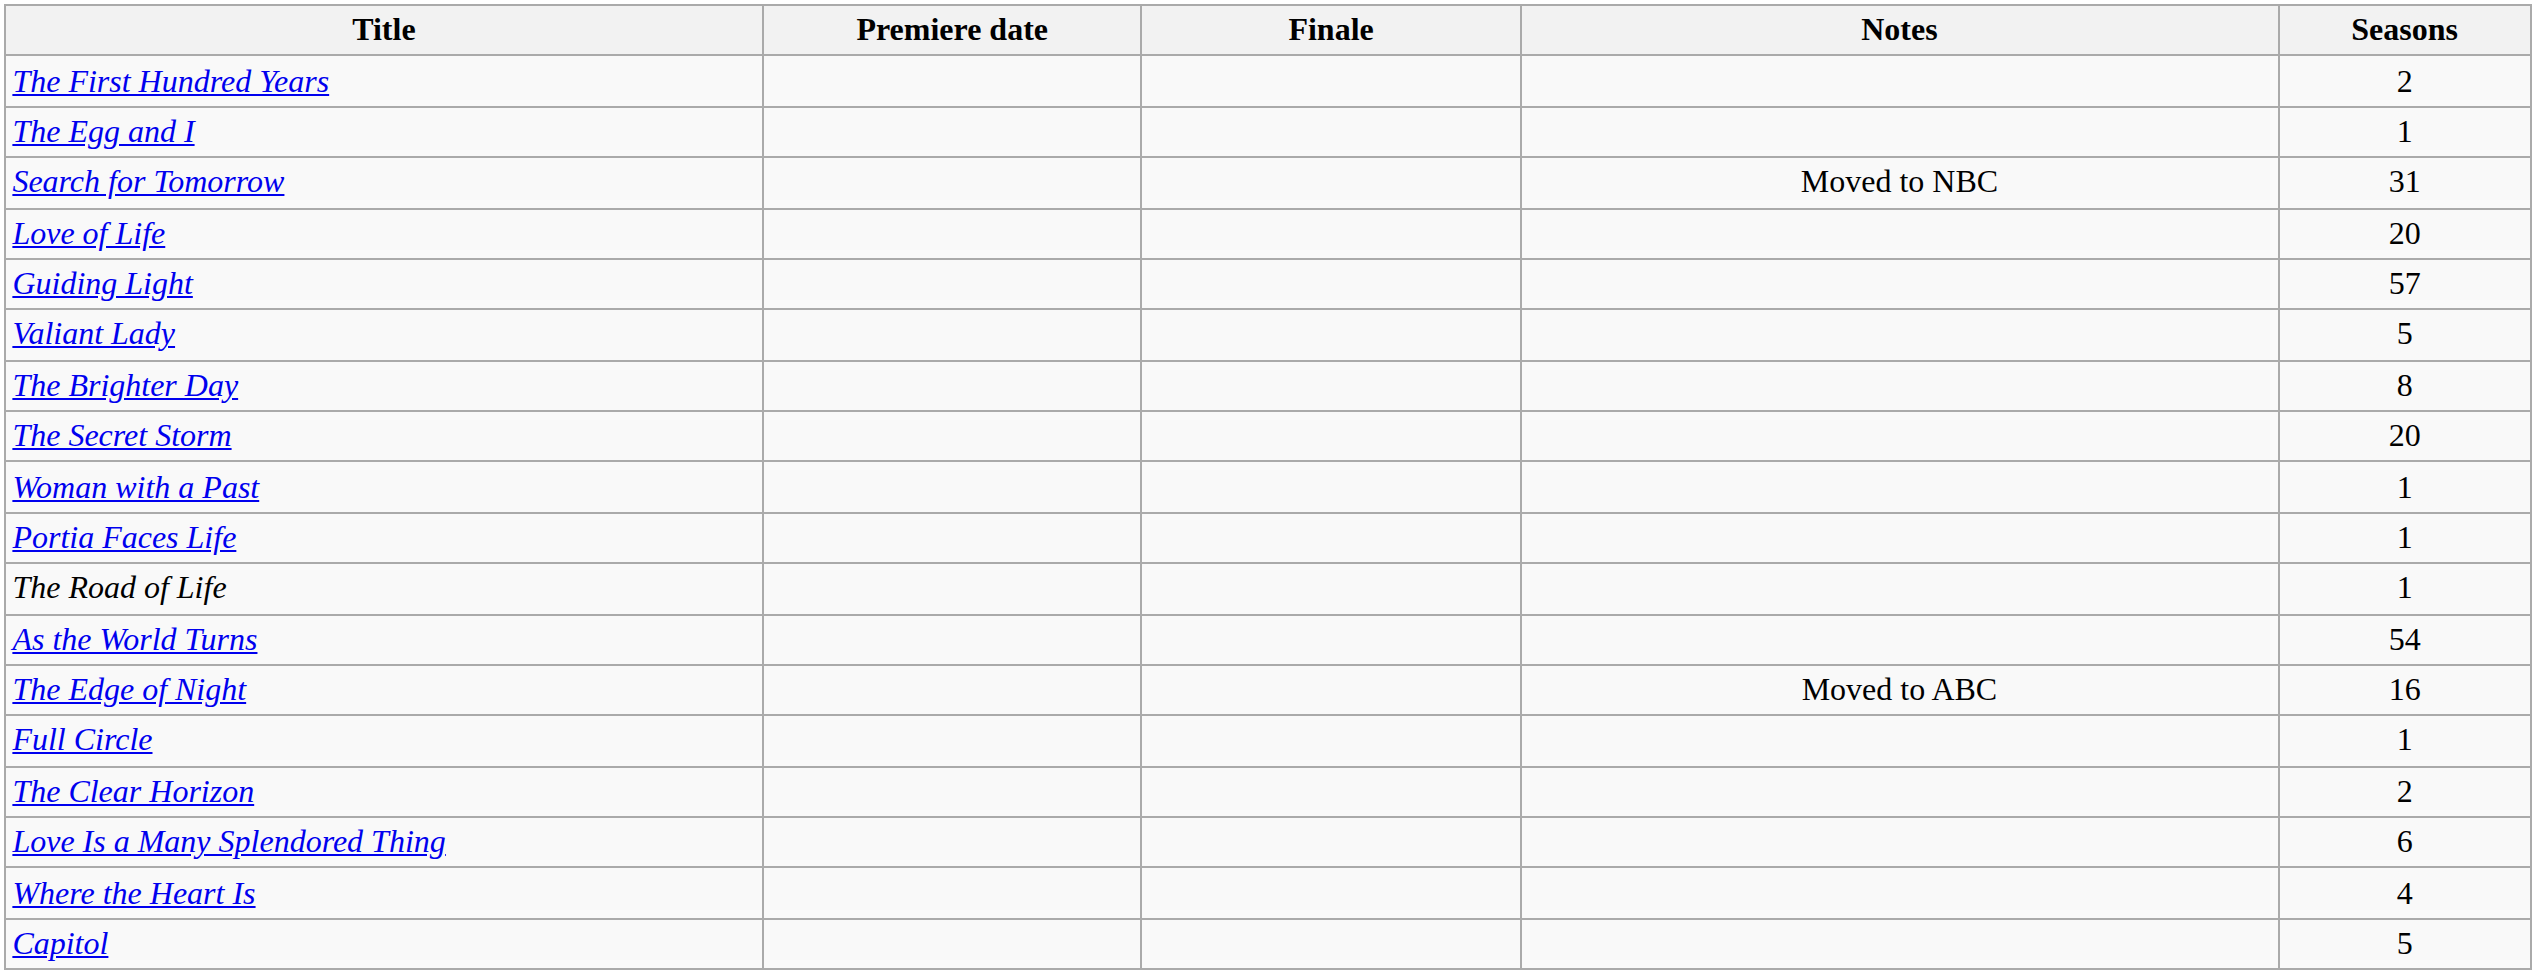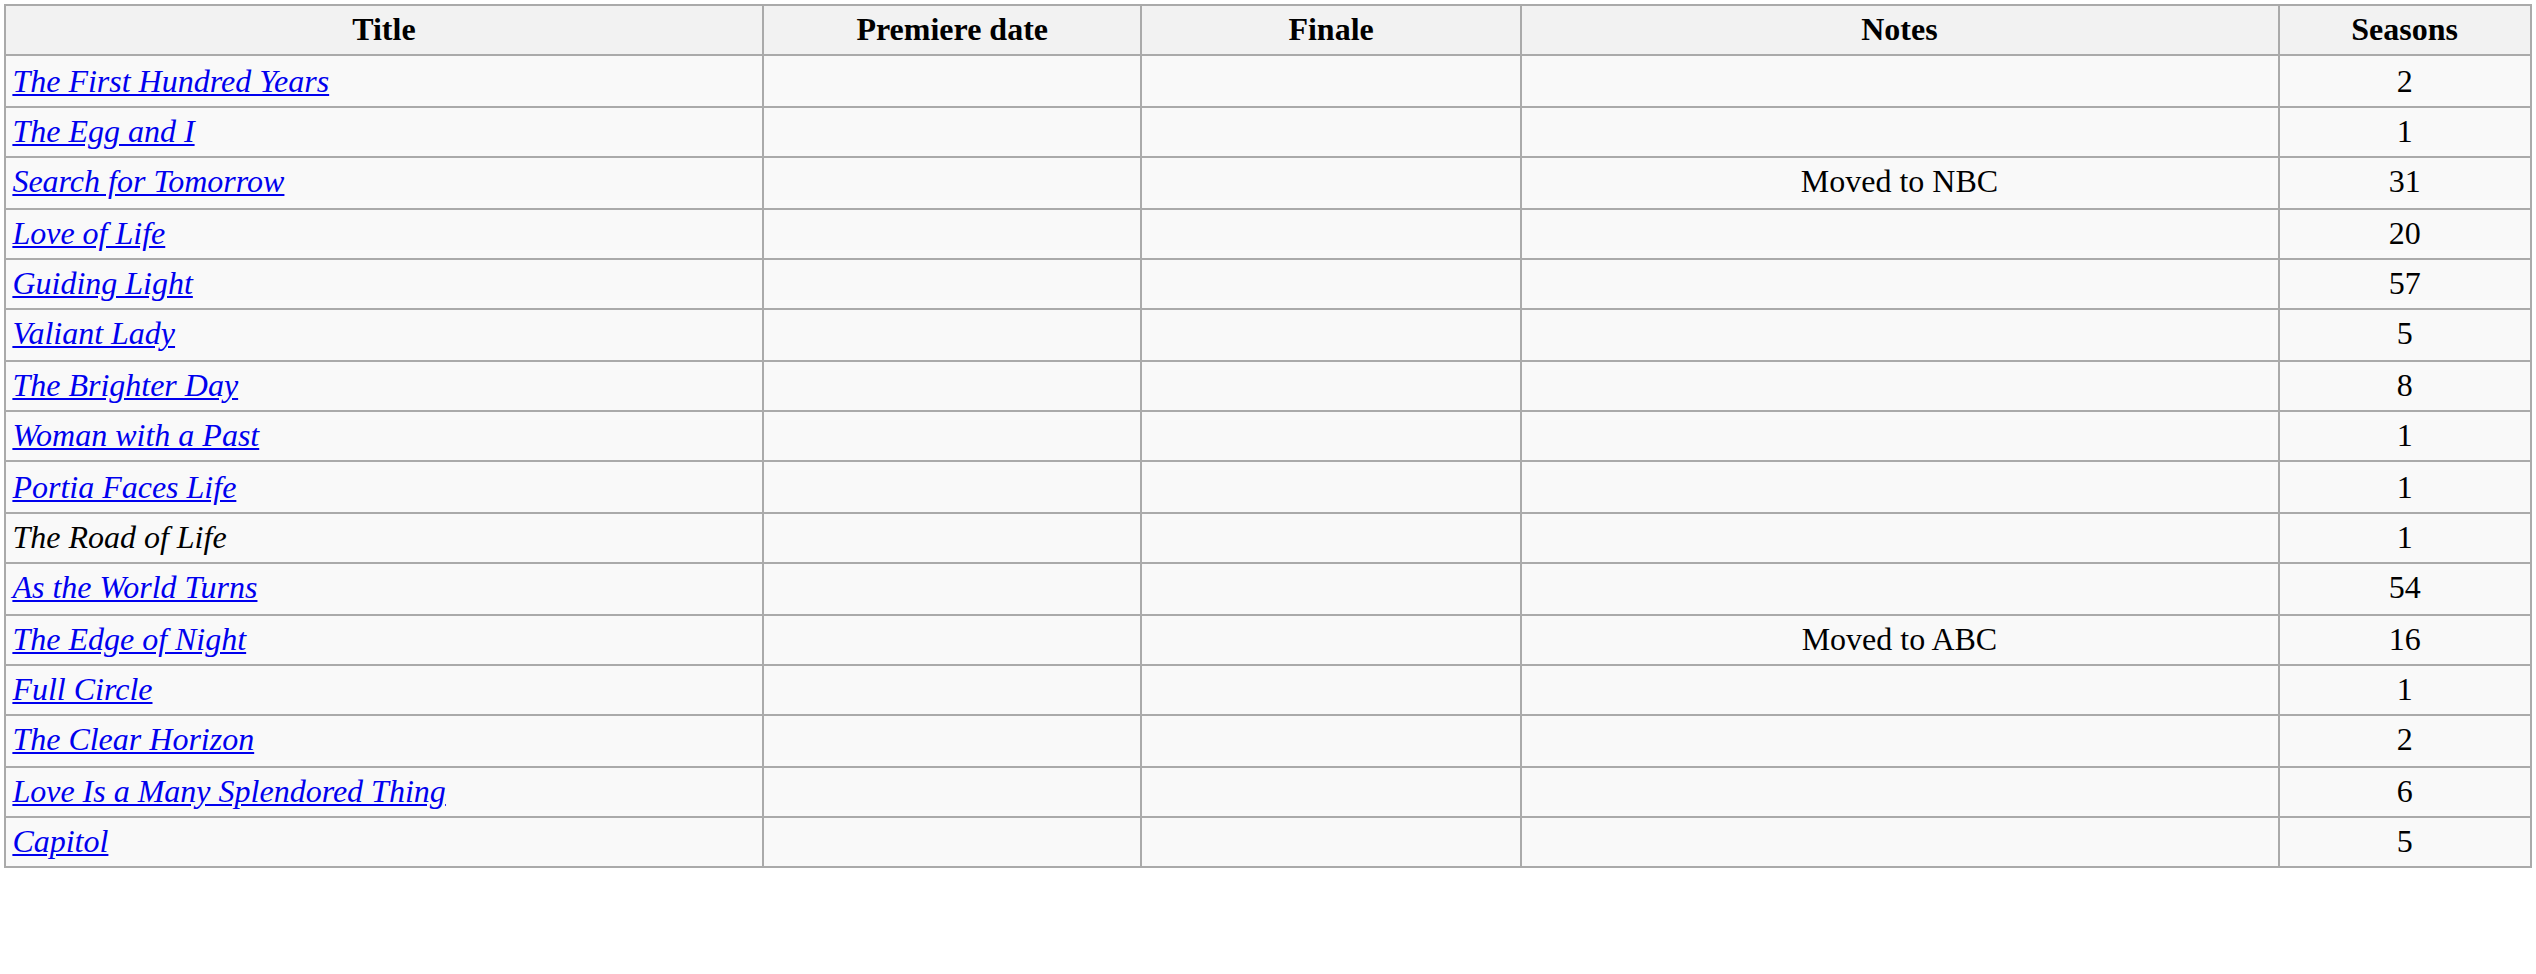- row: (122, 435)
- row: (134, 892)
